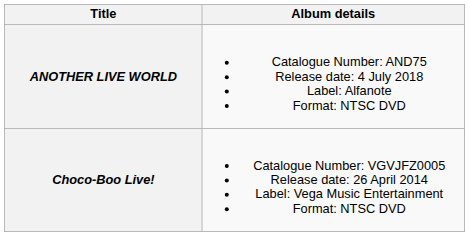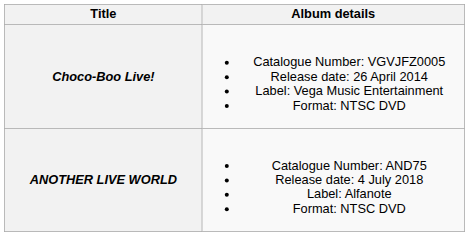rows swapped: (103, 180) <-> (103, 76)
